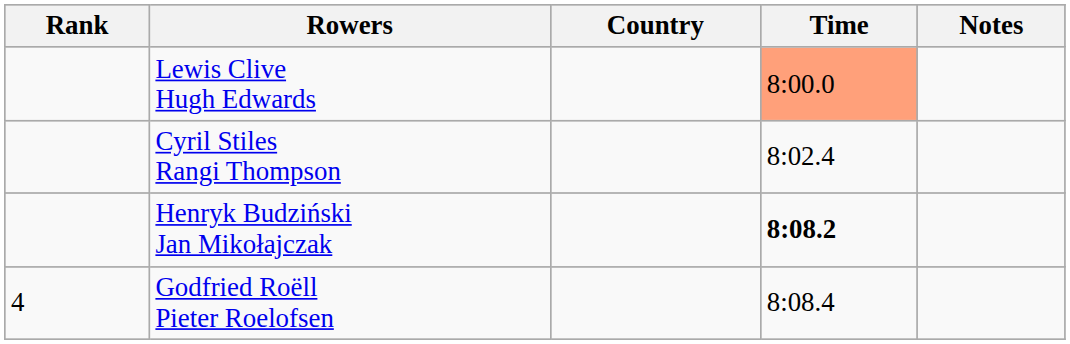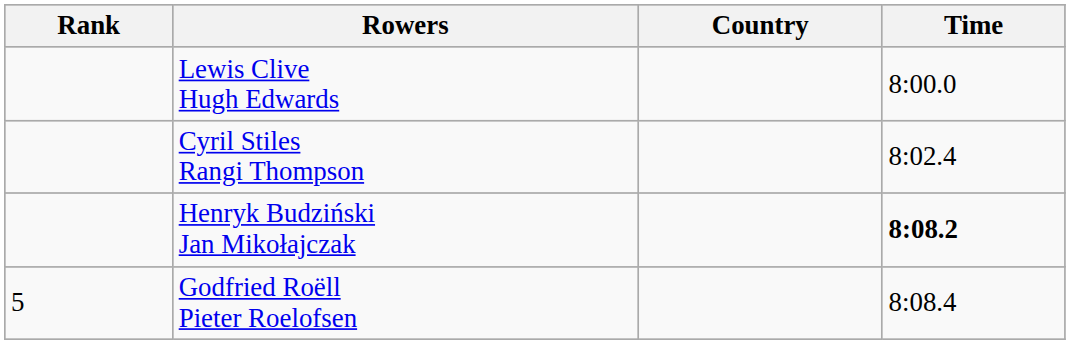- column: (991, 25)
(801, 83) lightsalmon background -> (923, 83) no background
(18, 302) 4 -> (18, 302) 5
